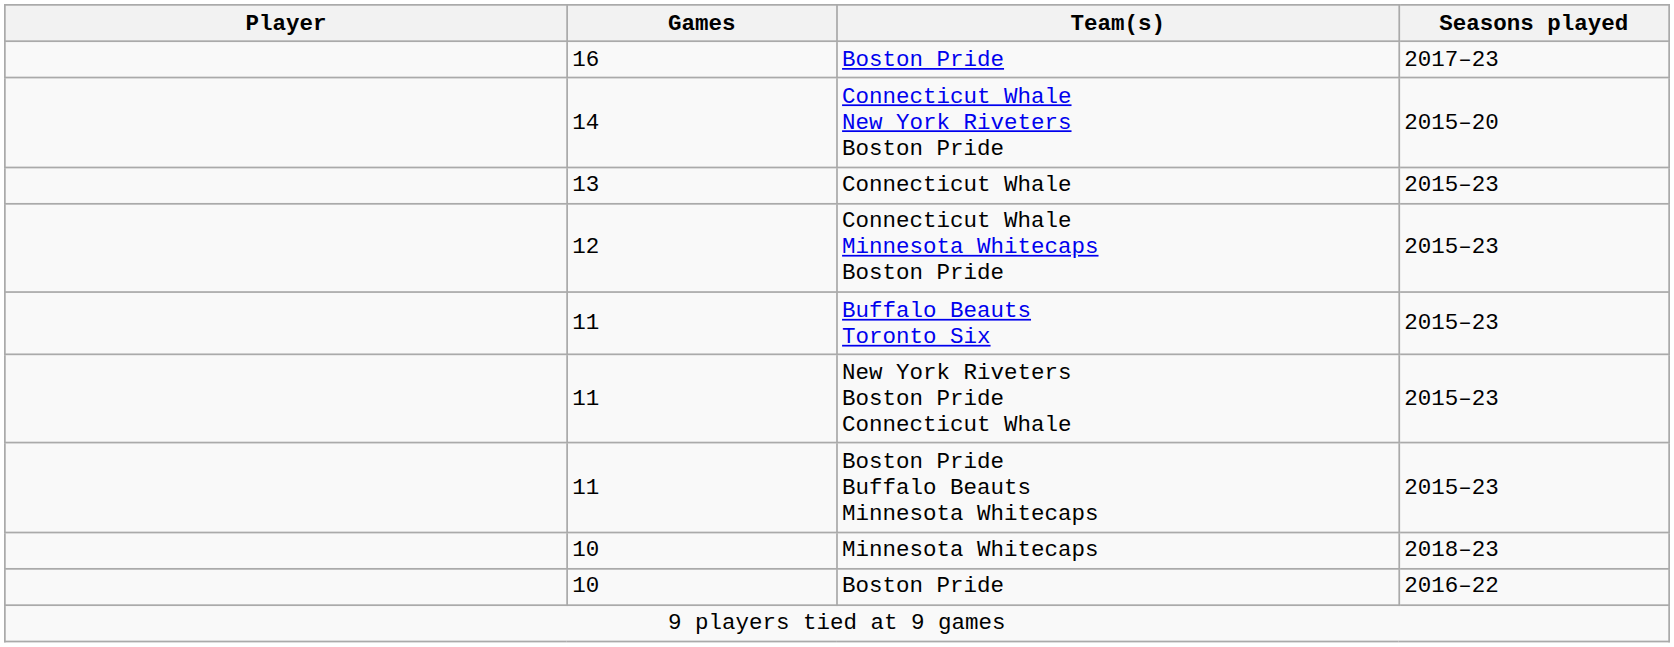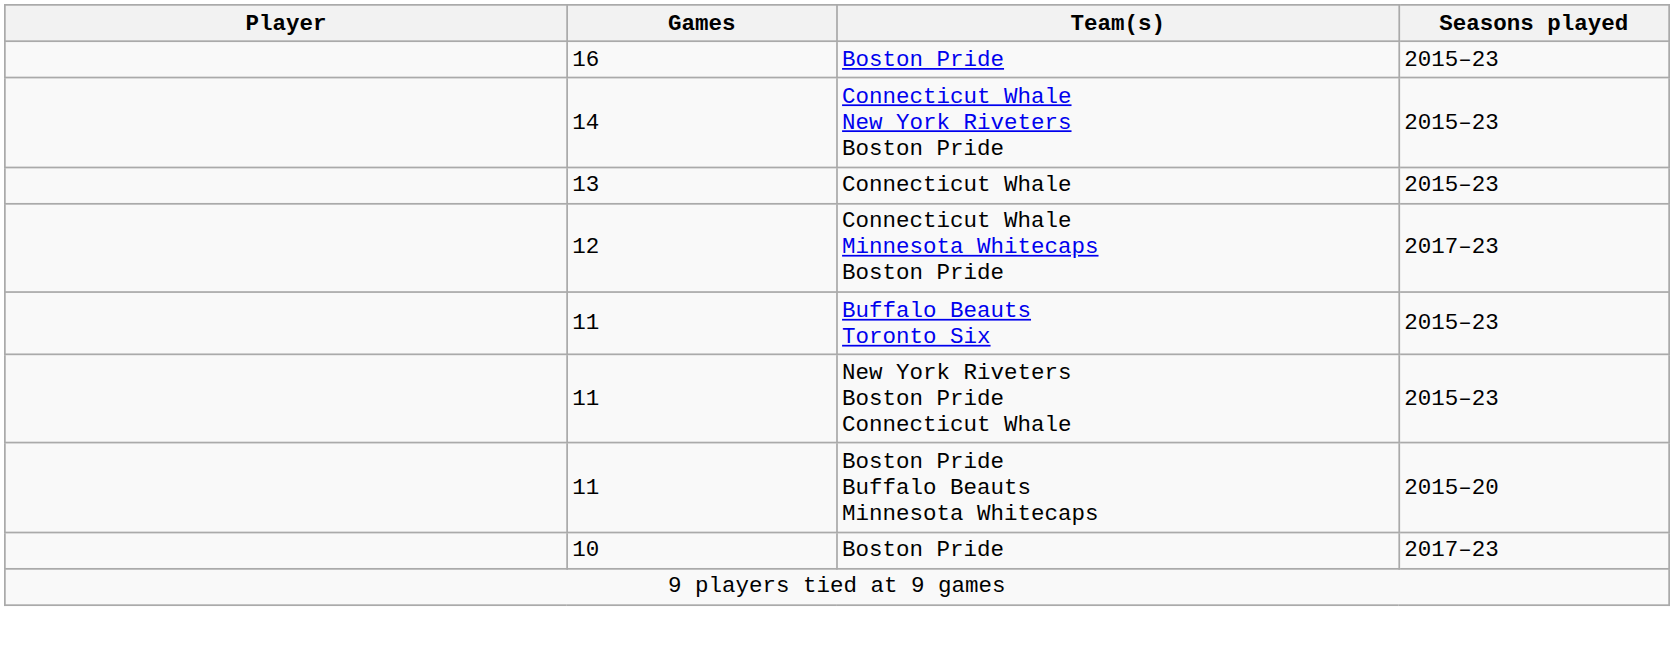(1451, 60) 2017–23 -> (1451, 60) 2015–23
(1451, 122) 2015–20 -> (1451, 122) 2015–23
(1451, 248) 2015–23 -> (1451, 248) 2017–23
(1451, 487) 2015–23 -> (1451, 487) 2015–20
- row: (586, 550)
(1451, 587) 2016–22 -> (1451, 550) 2017–23
